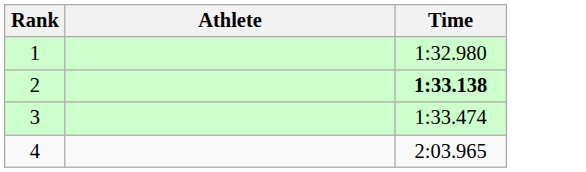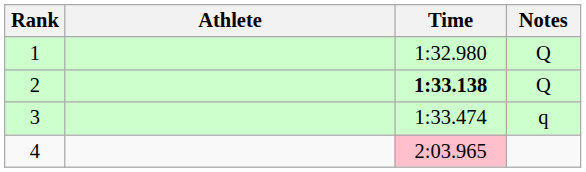+ column: (543, 20)
(451, 150) no background -> (451, 150) pink background
